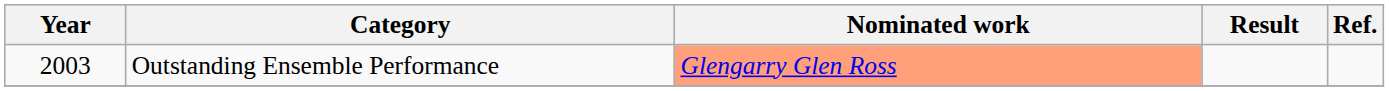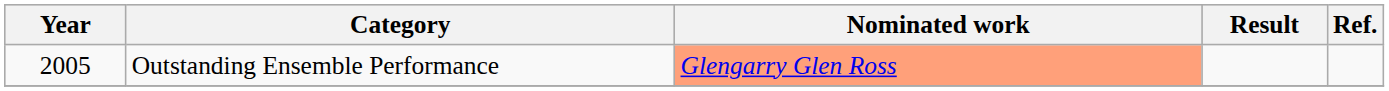(65, 65) 2003 -> (65, 65) 2005
